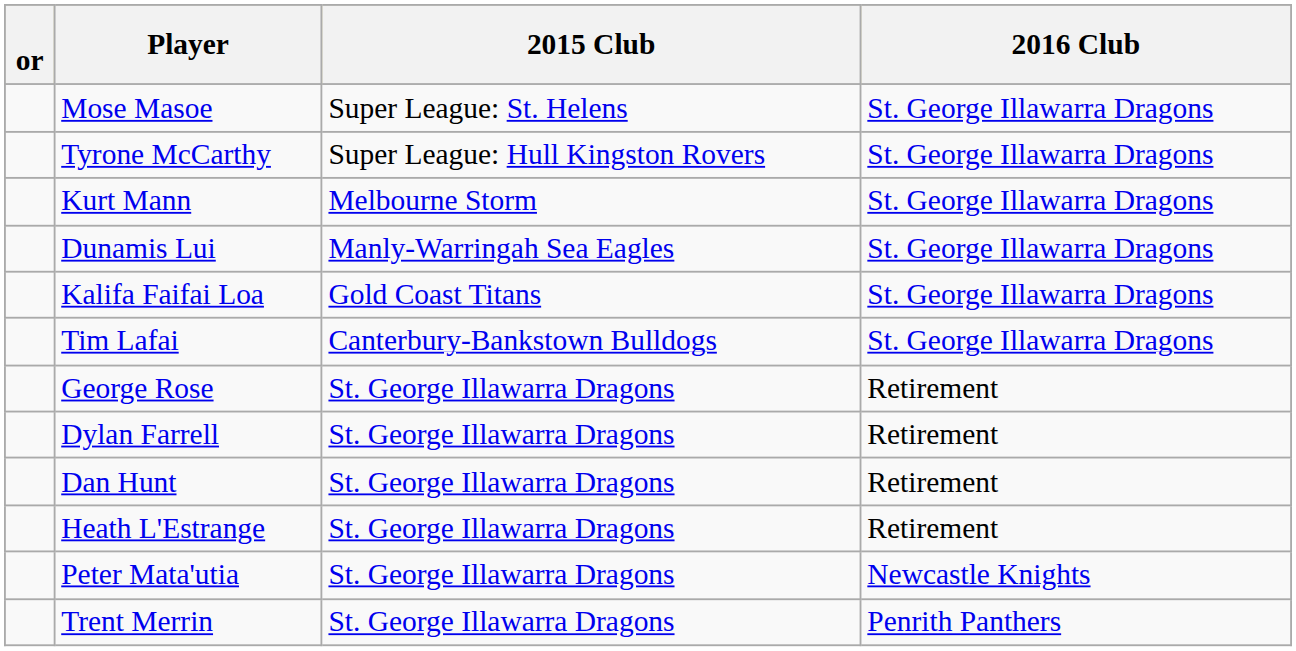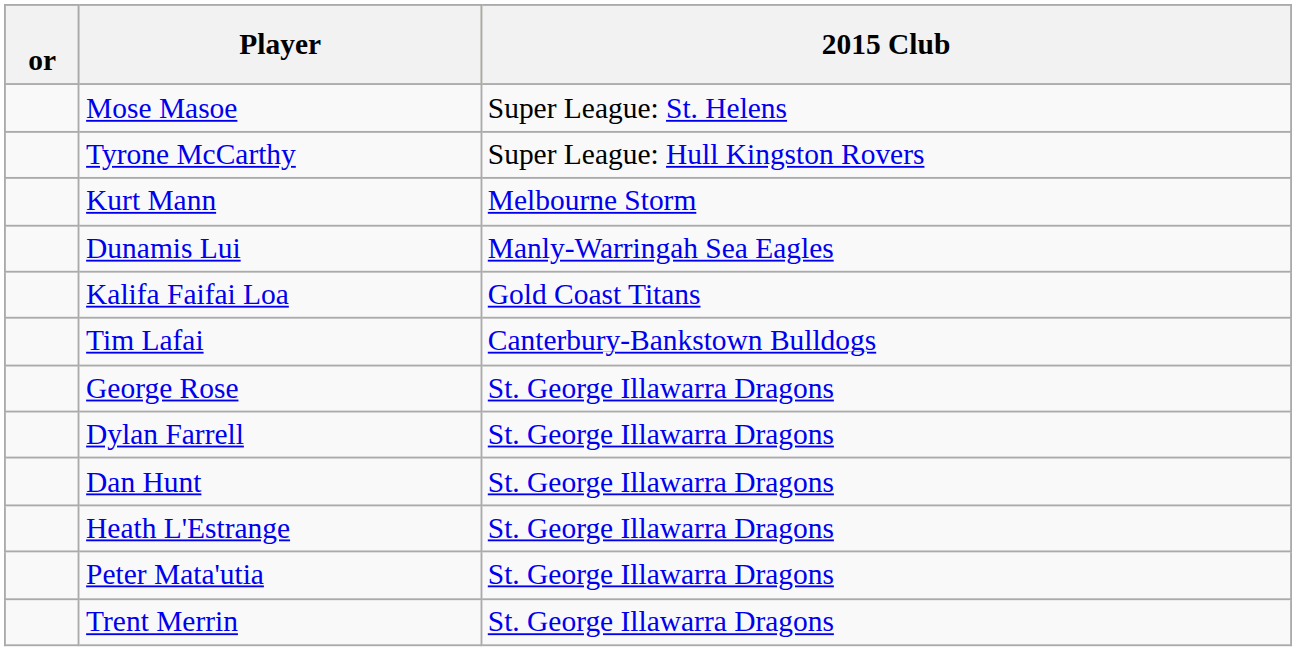- column: (1076, 44)
